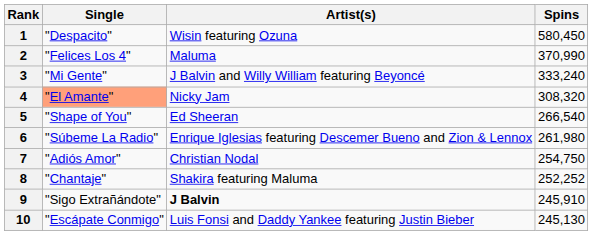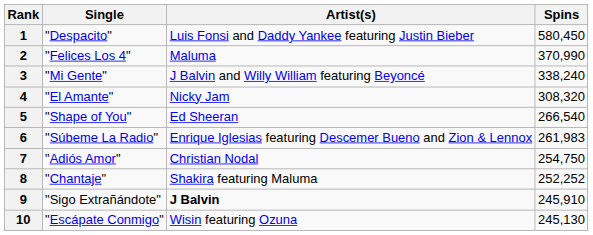(233, 35) Wisin featuring Ozuna -> (322, 35) Luis Fonsi and Daddy Yankee featuring Justin Bieber
(562, 76) 333,240 -> (562, 76) 338,240
(79, 96) lightsalmon background -> (79, 96) no background
(562, 138) 261,980 -> (562, 138) 261,983
(322, 220) Luis Fonsi and Daddy Yankee featuring Justin Bieber -> (233, 220) Wisin featuring Ozuna
